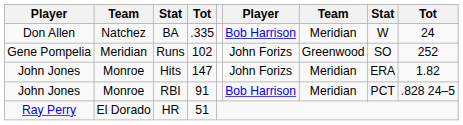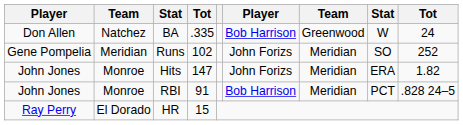(333, 33) Meridian -> (333, 33) Greenwood
(333, 52) Greenwood -> (333, 52) Meridian
(202, 110) 51 -> (202, 110) 15
